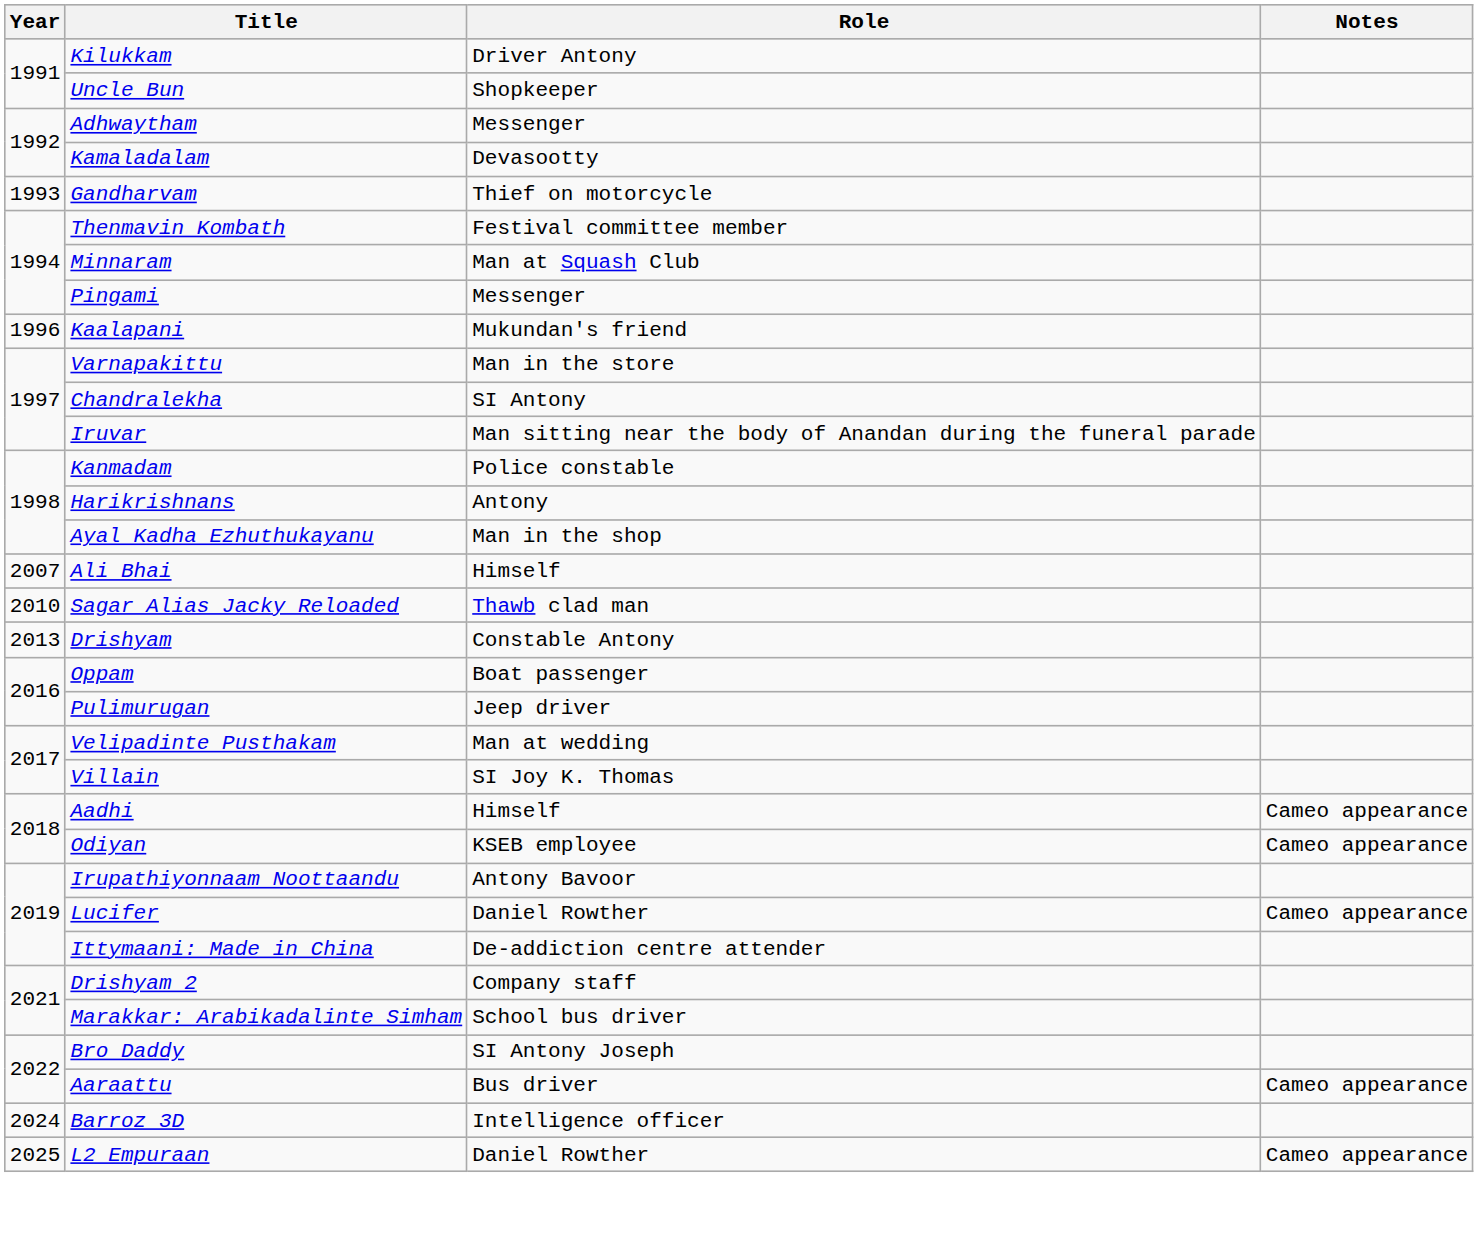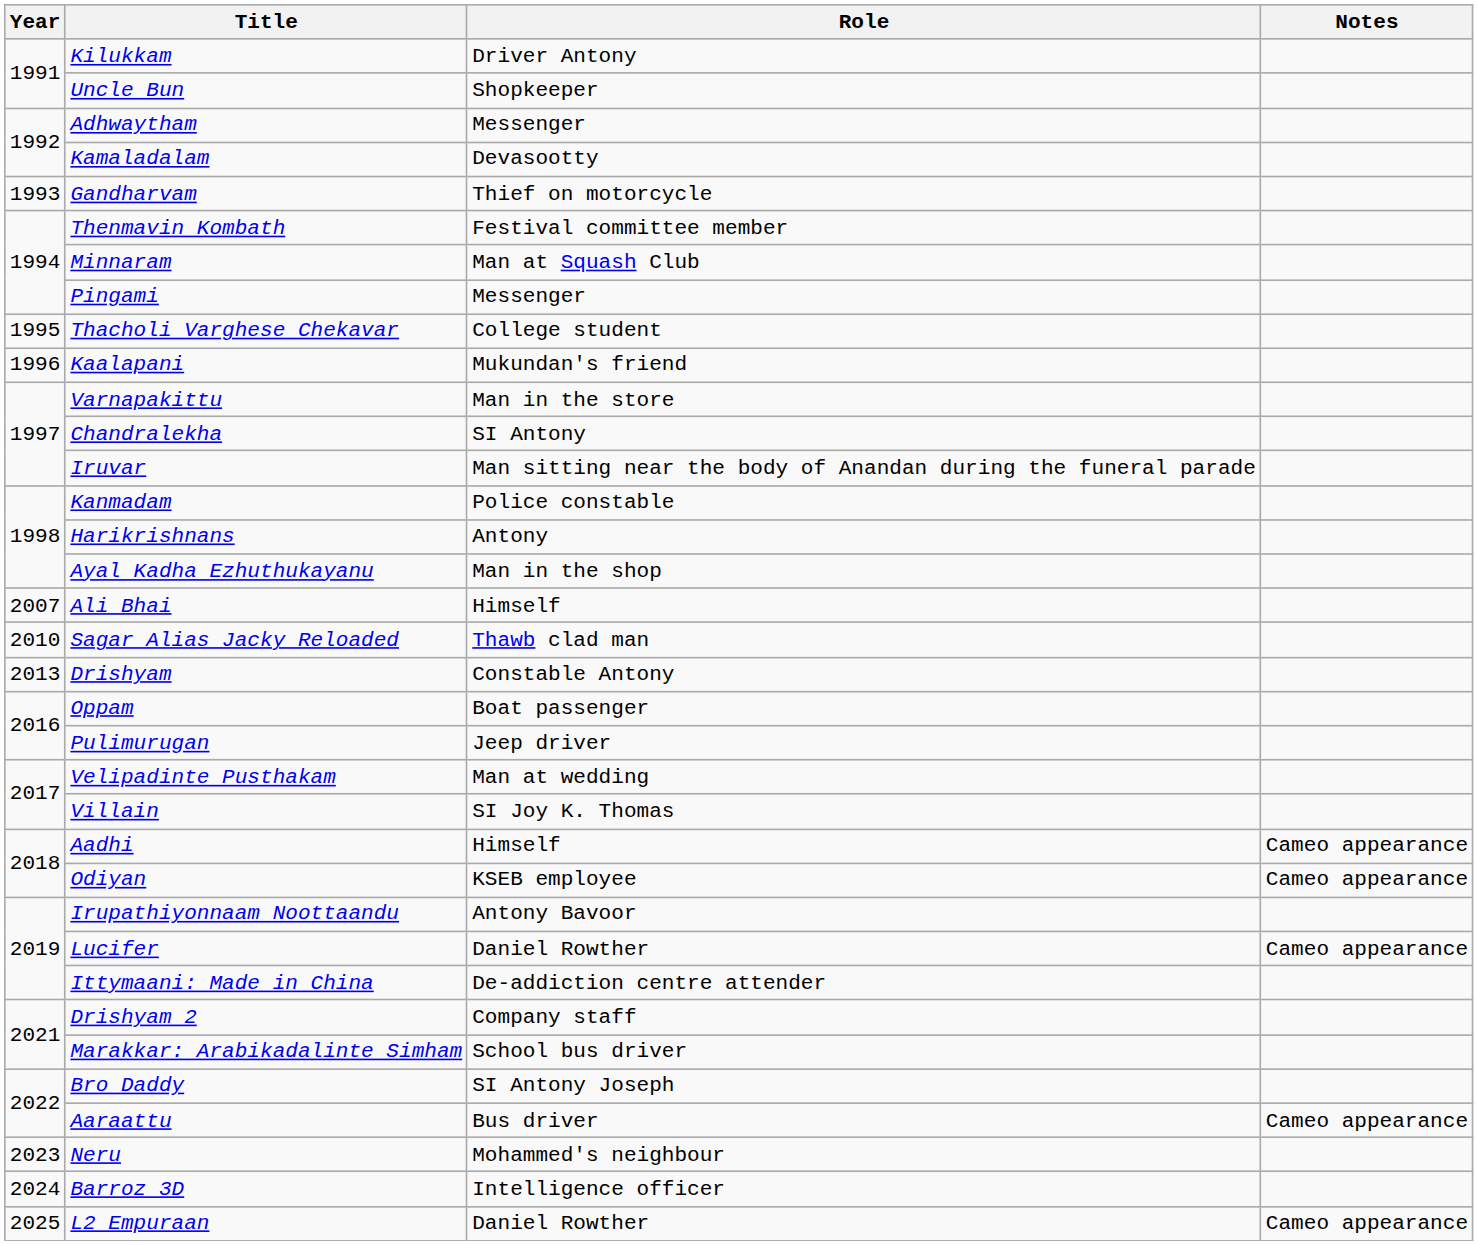+ row: (235, 331)
+ row: (96, 1155)
